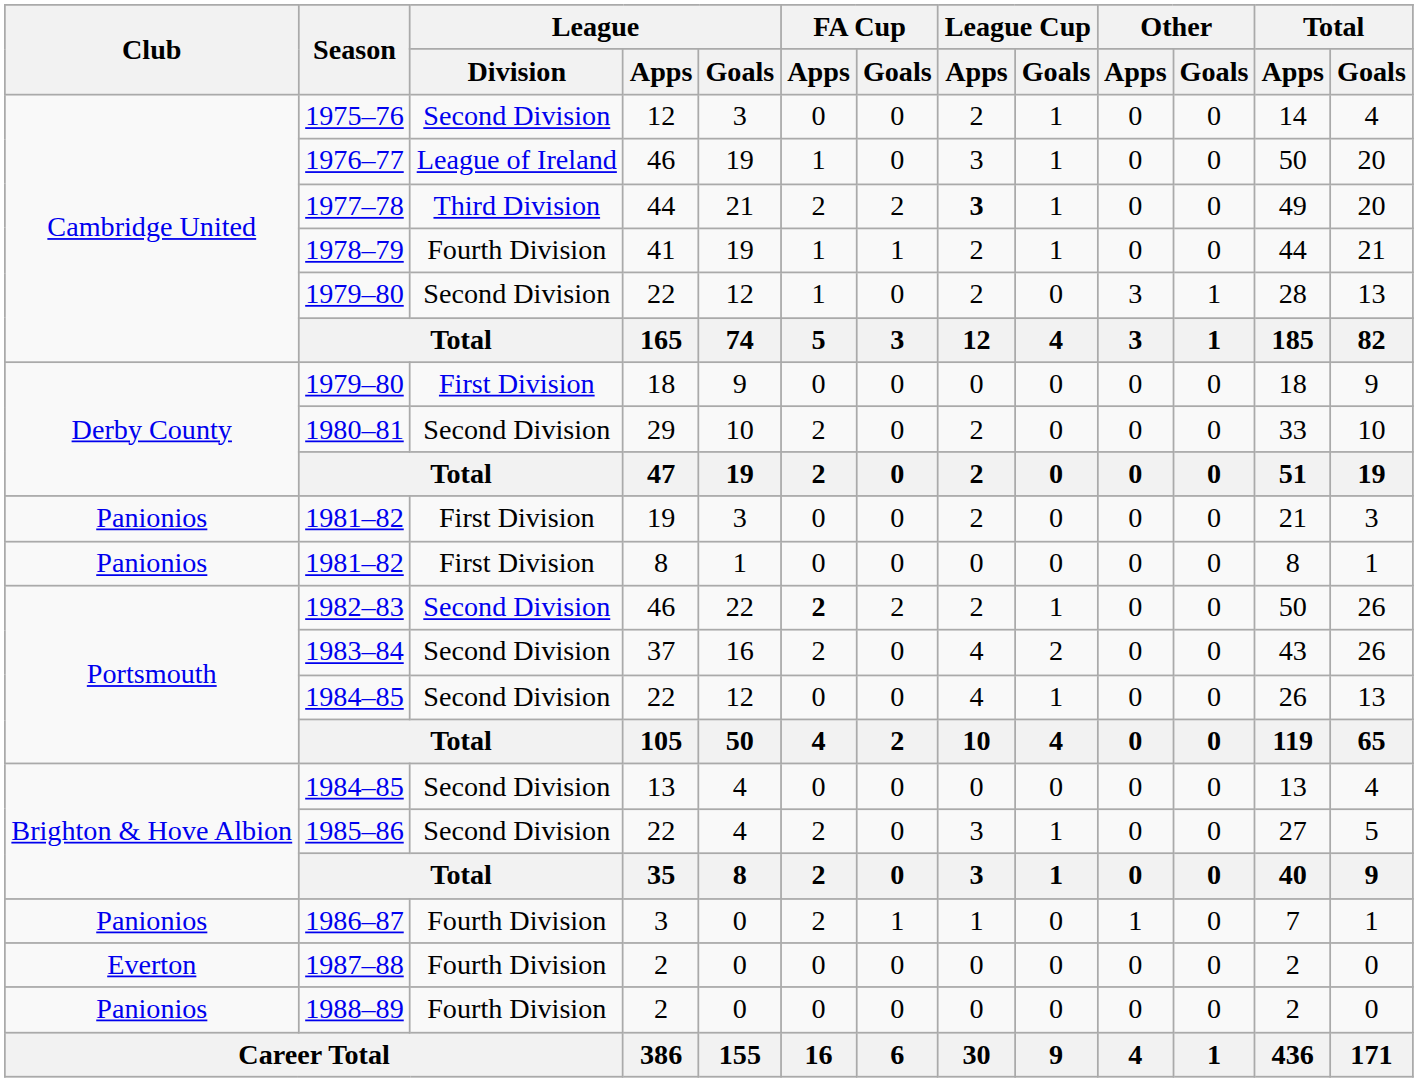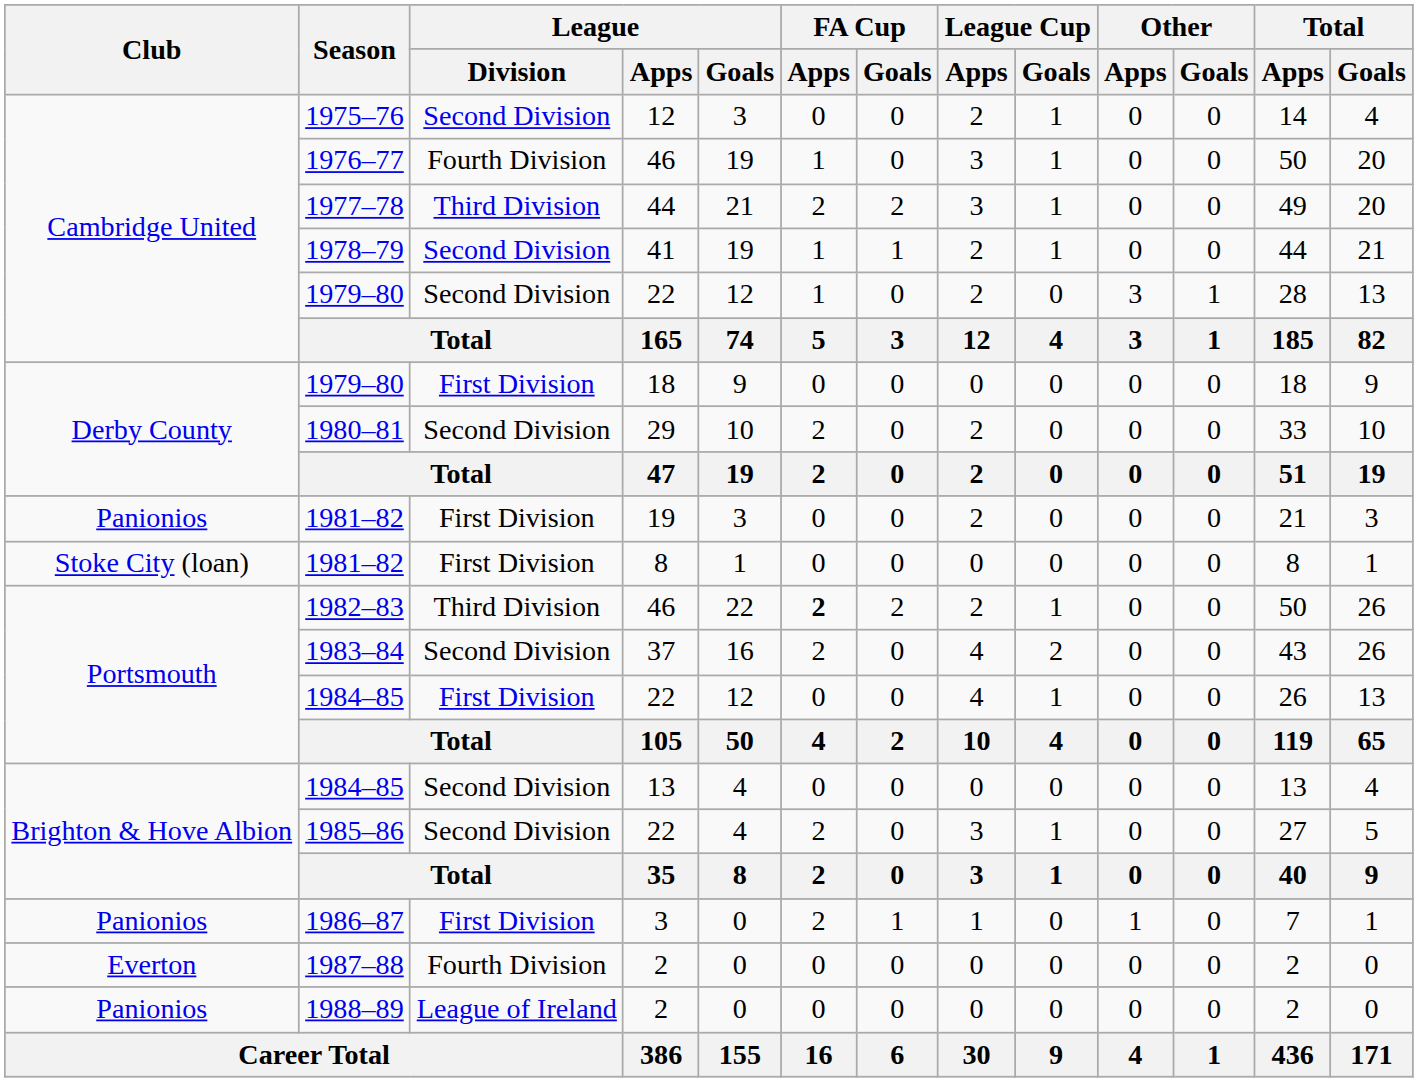(517, 160) League of Ireland -> (517, 160) Fourth Division
(976, 205) bold -> (976, 205) normal
(517, 250) Fourth Division -> (517, 250) Second Division
(152, 562) Panionios -> (152, 562) Stoke City (loan)
(517, 607) Second Division -> (517, 607) Third Division
(517, 696) Second Division -> (517, 696) First Division
(517, 920) Fourth Division -> (517, 920) First Division
(517, 1009) Fourth Division -> (517, 1009) League of Ireland
